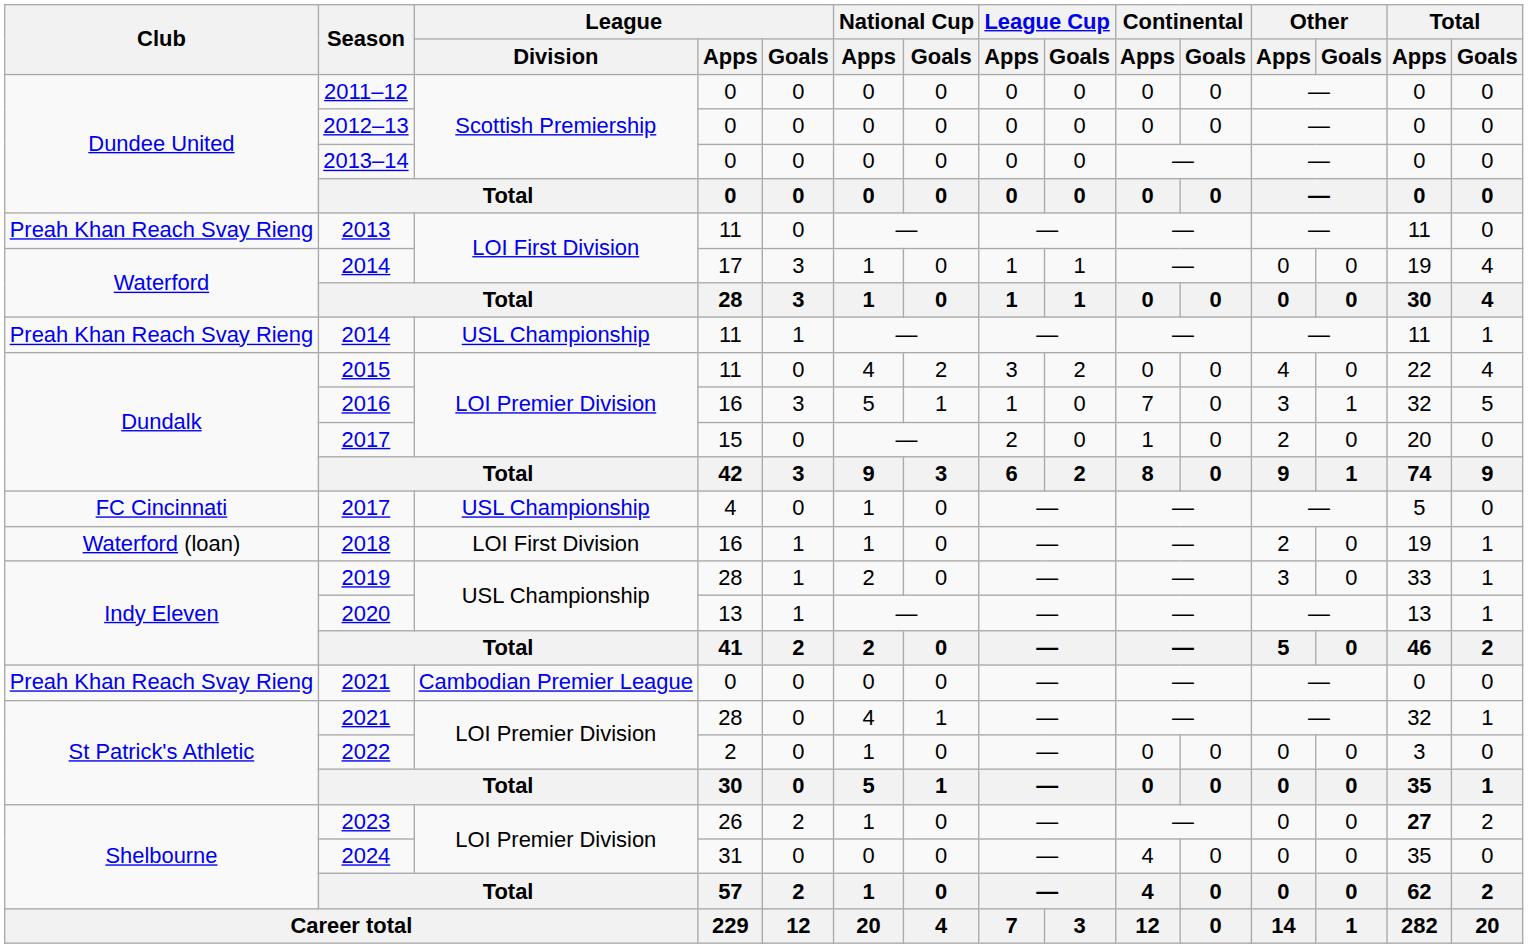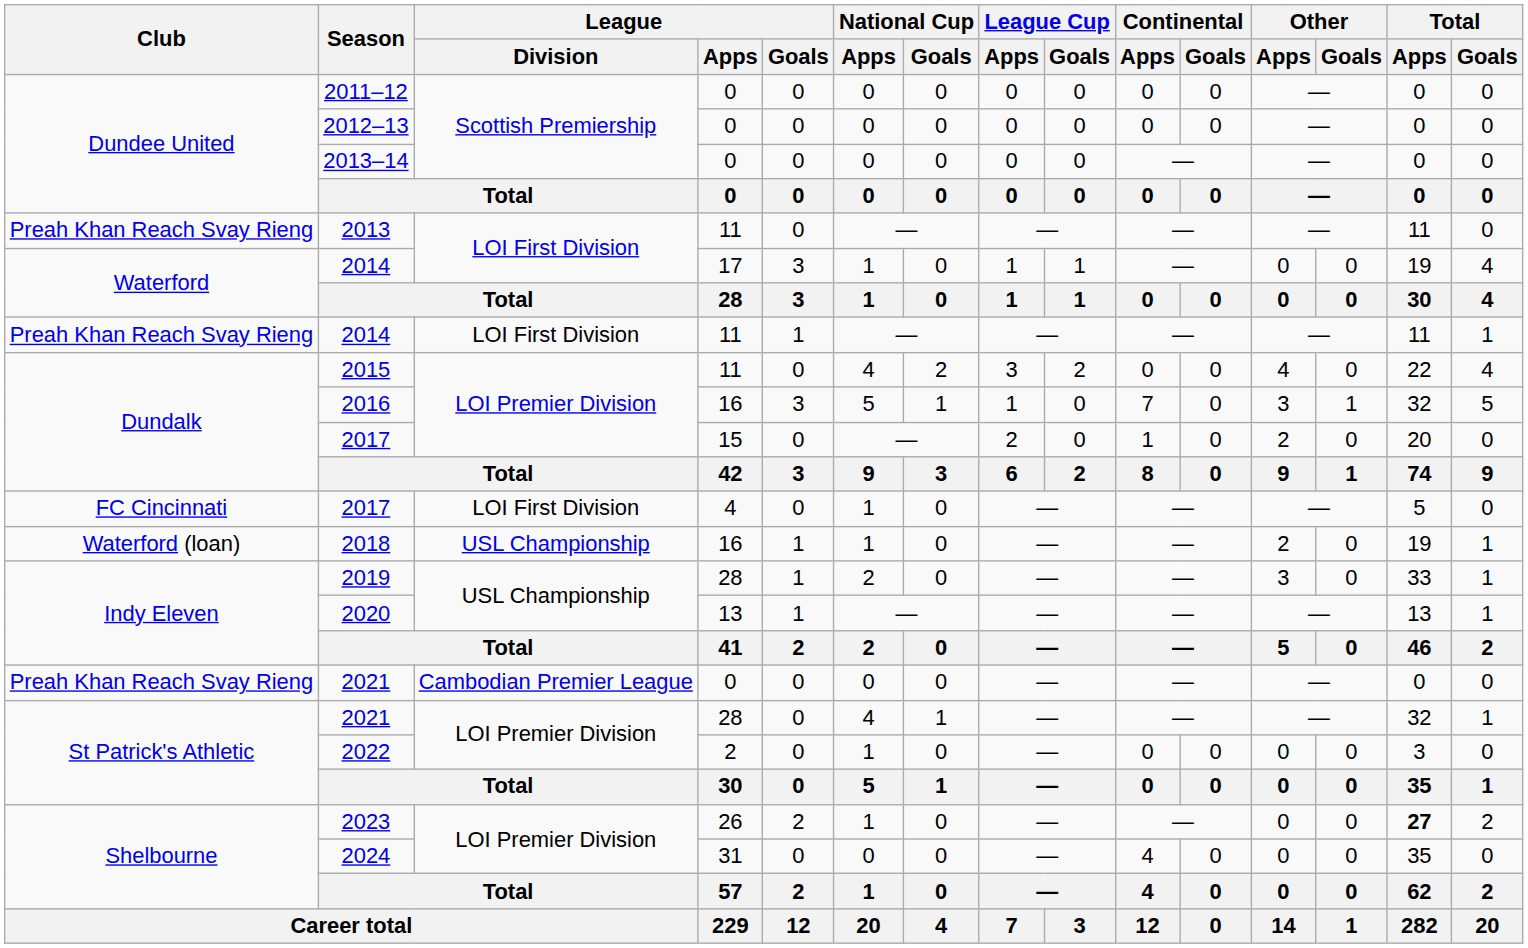(556, 334) USL Championship -> (556, 334) LOI First Division
(556, 508) USL Championship -> (556, 508) LOI First Division
(556, 543) LOI First Division -> (556, 543) USL Championship
